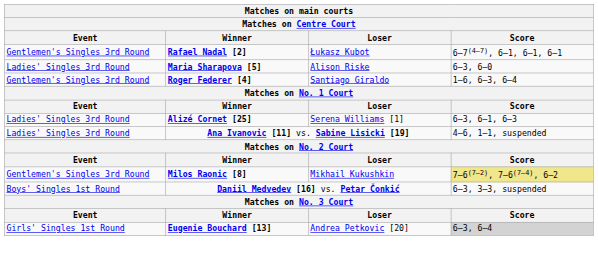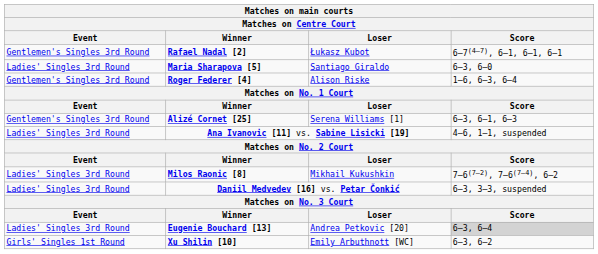(340, 66) Alison Riske -> (350, 66) Santiago Giraldo
(350, 80) Santiago Giraldo -> (340, 80) Alison Riske
(68, 120) Ladies' Singles 3rd Round -> (78, 120) Gentlemen's Singles 3rd Round
(78, 174) Gentlemen's Singles 3rd Round -> (68, 174) Ladies' Singles 3rd Round
(505, 174) khaki background -> (505, 174) no background
(63, 189) Boys' Singles 1st Round -> (68, 189) Ladies' Singles 3rd Round
(66, 229) Girls' Singles 1st Round -> (68, 229) Ladies' Singles 3rd Round
+ row: (202, 242)
